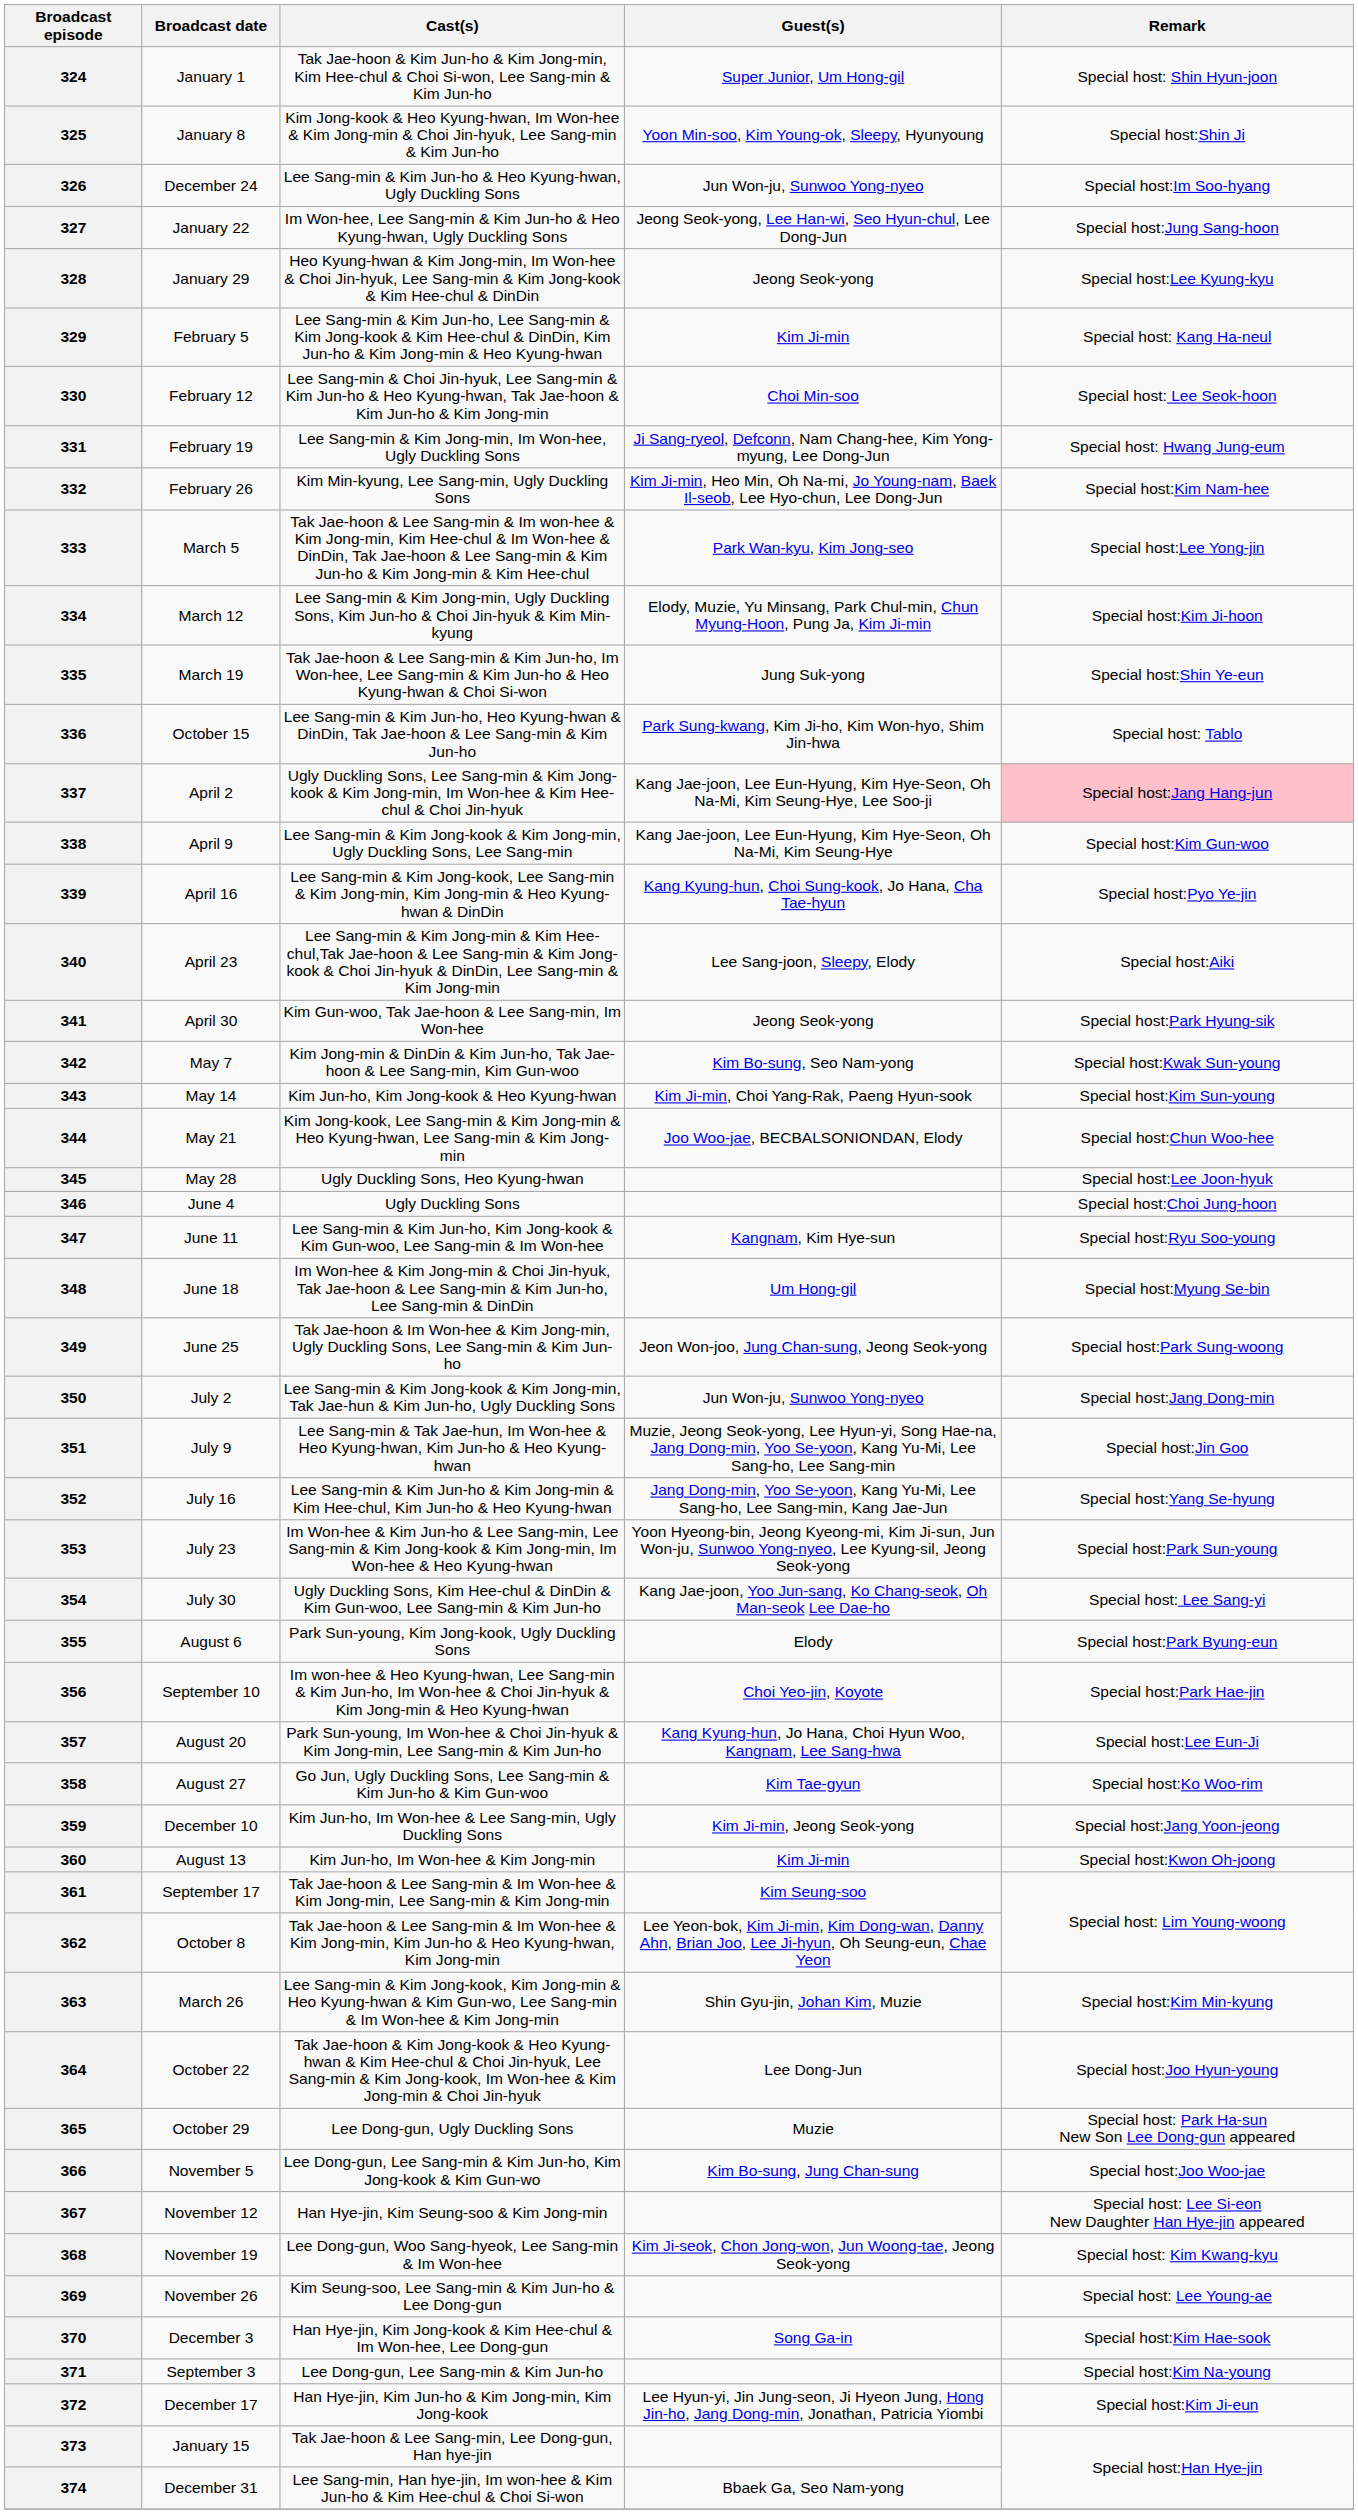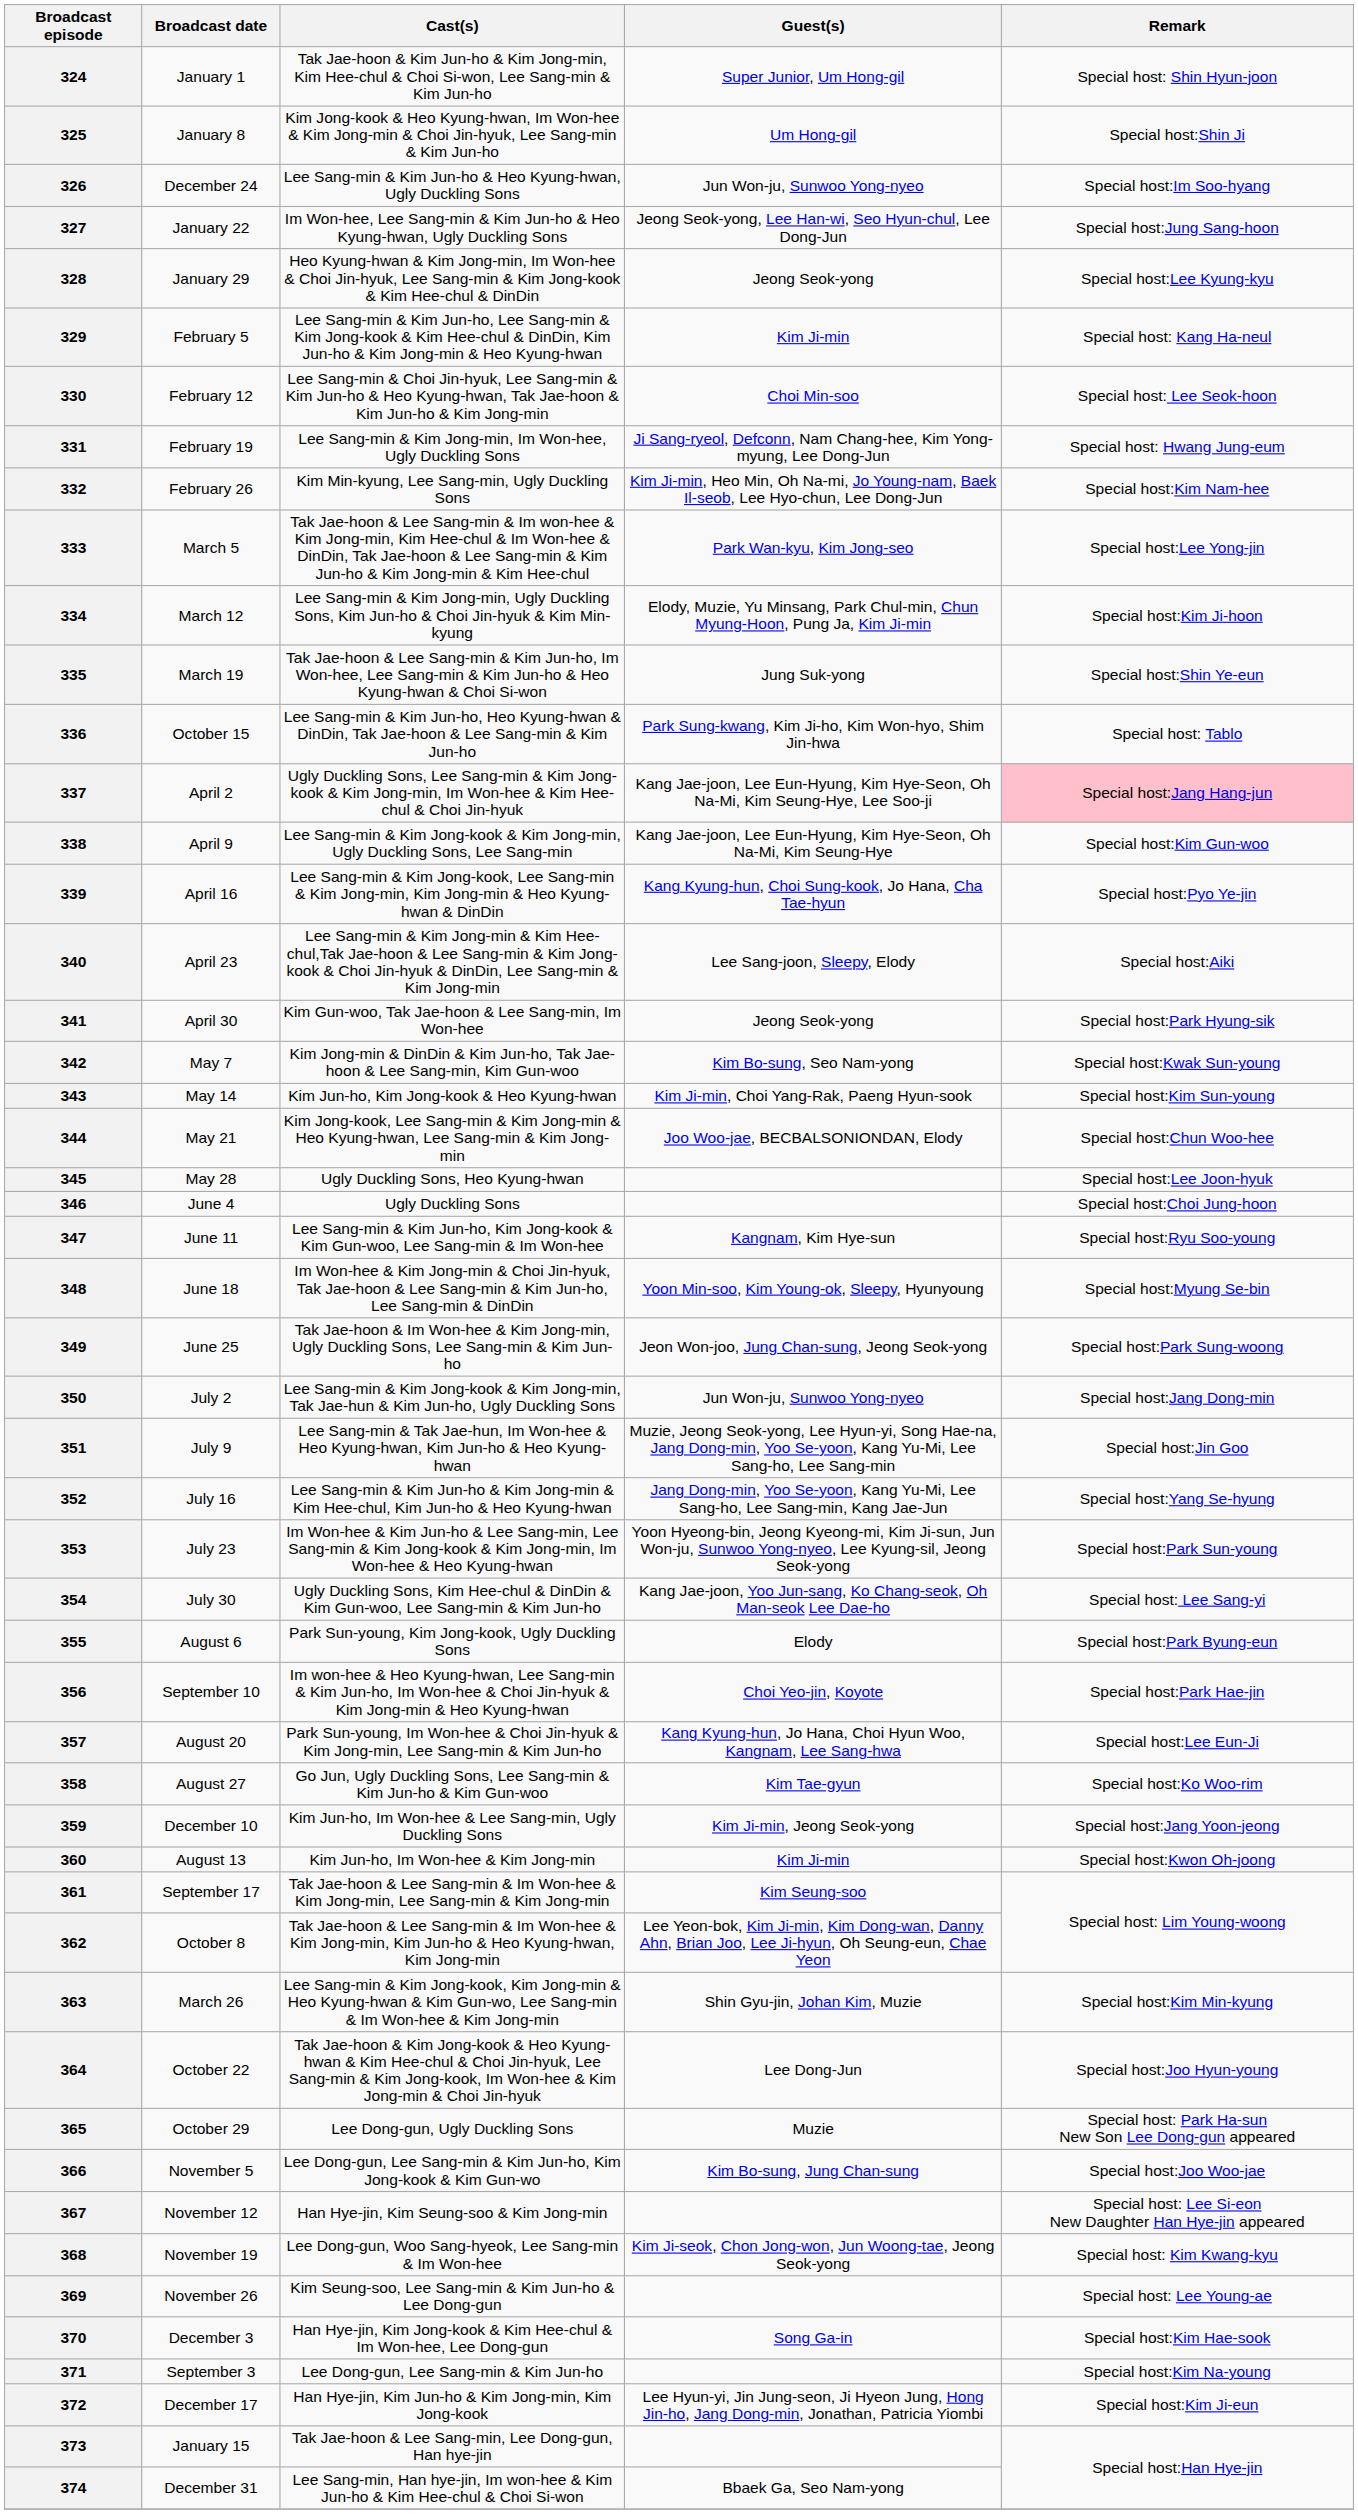(813, 135) Yoon Min-soo, Kim Young-ok, Sleepy, Hyunyoung -> (813, 135) Um Hong-gil
(813, 1288) Um Hong-gil -> (813, 1288) Yoon Min-soo, Kim Young-ok, Sleepy, Hyunyoung
